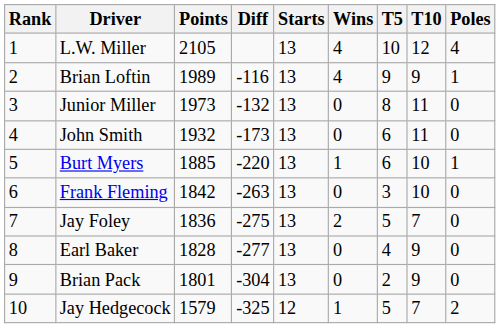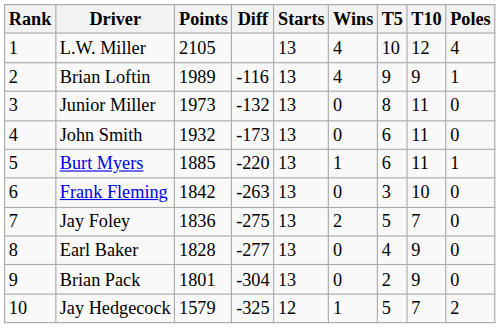(420, 163) 10 -> (420, 163) 11
